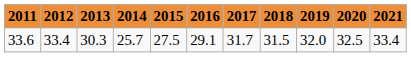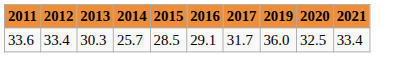- column: (278, 16)
(167, 39) 27.5 -> (167, 39) 28.5
(313, 39) 32.0 -> (276, 39) 36.0
